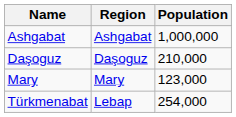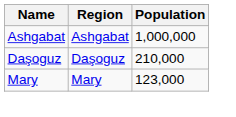- row: (48, 101)
